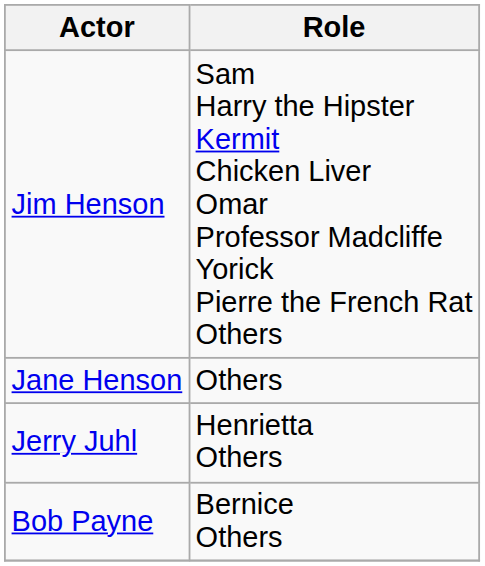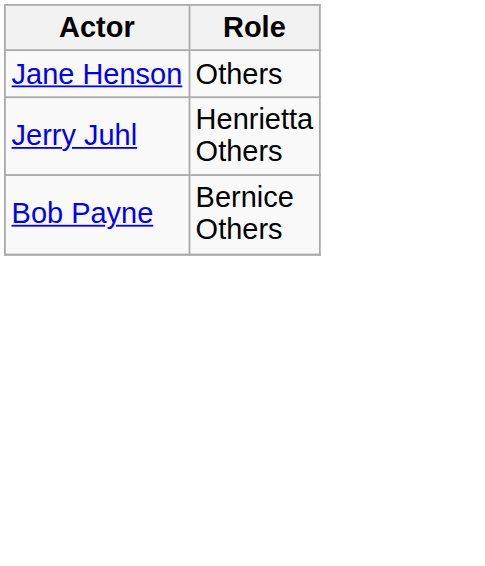- row: (88, 203)
